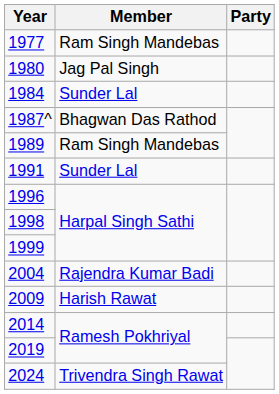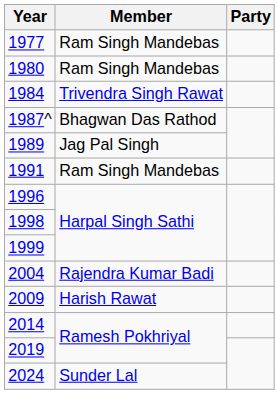(109, 68) Jag Pal Singh -> (139, 68) Ram Singh Mandebas
(98, 94) Sunder Lal -> (141, 94) Trivendra Singh Rawat
(139, 145) Ram Singh Mandebas -> (109, 145) Jag Pal Singh
(98, 171) Sunder Lal -> (139, 171) Ram Singh Mandebas
(141, 376) Trivendra Singh Rawat -> (98, 376) Sunder Lal
